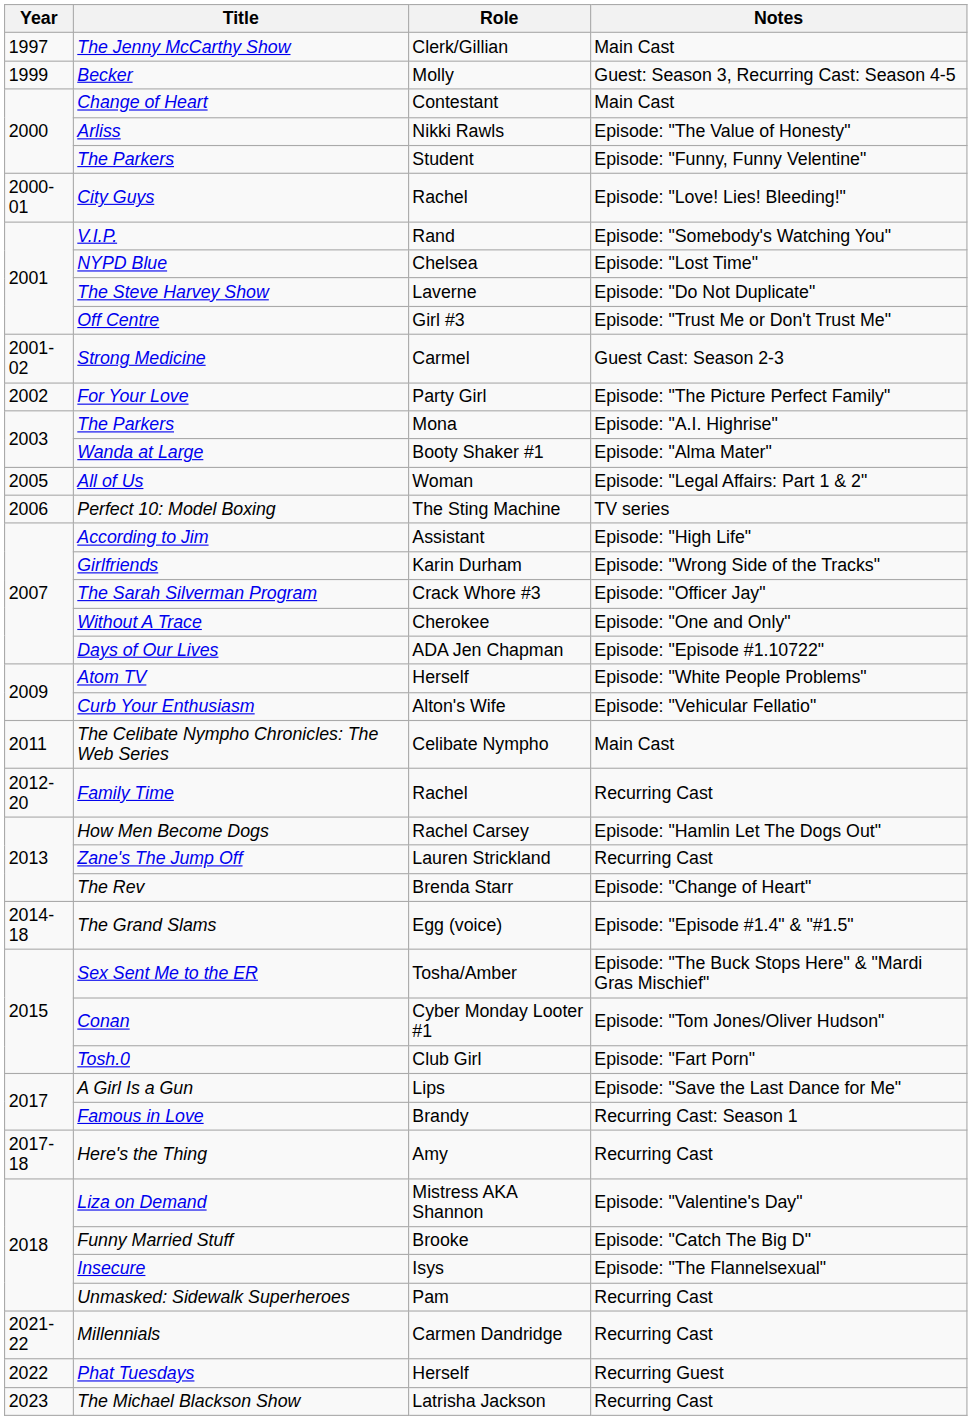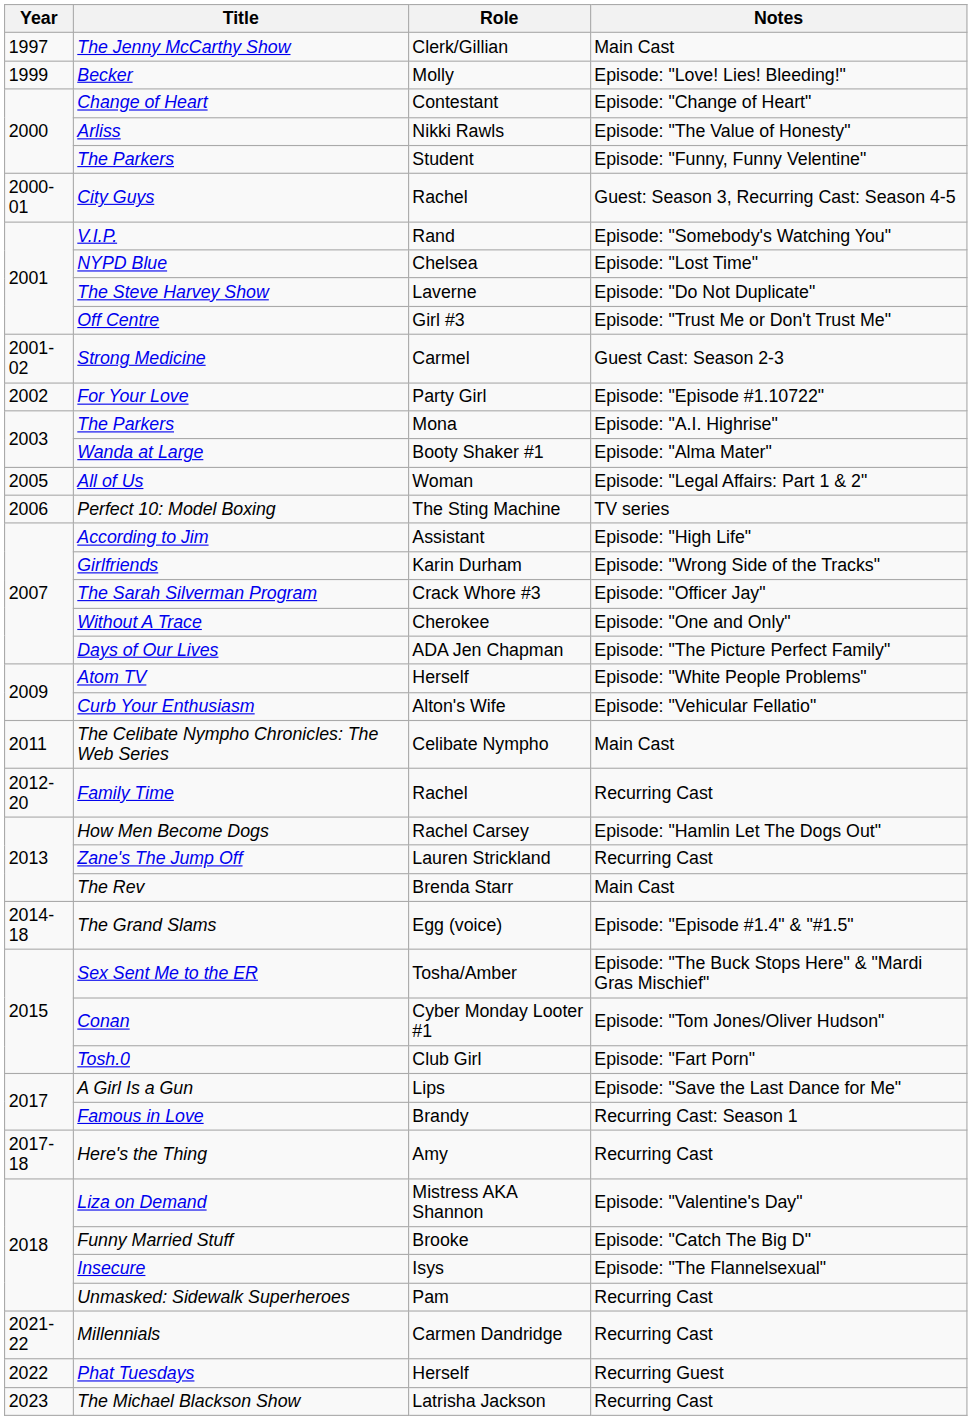(775, 74) Guest: Season 3, Recurring Cast: Season 4-5 -> (720, 74) Episode: "Love! Lies! Bleeding!"
(634, 103) Main Cast -> (703, 103) Episode: "Change of Heart"
(720, 197) Episode: "Love! Lies! Bleeding!" -> (775, 197) Guest: Season 3, Recurring Cast: Season 4-5
(742, 396) Episode: "The Picture Perfect Family" -> (709, 396) Episode: "Episode #1.10722"
(709, 650) Episode: "Episode #1.10722" -> (742, 650) Episode: "The Picture Perfect Family"
(703, 887) Episode: "Change of Heart" -> (634, 887) Main Cast
